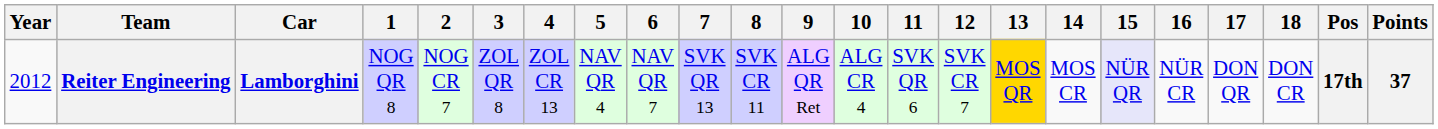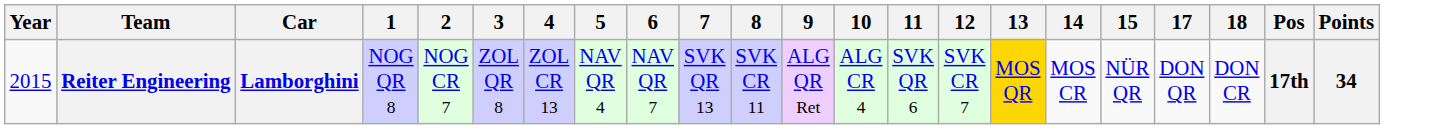- column: (1181, 22)
(30, 81) 2012 -> (30, 81) 2015
(1127, 81) lavender background -> (1127, 81) no background
(1400, 81) 37 -> (1346, 81) 34
